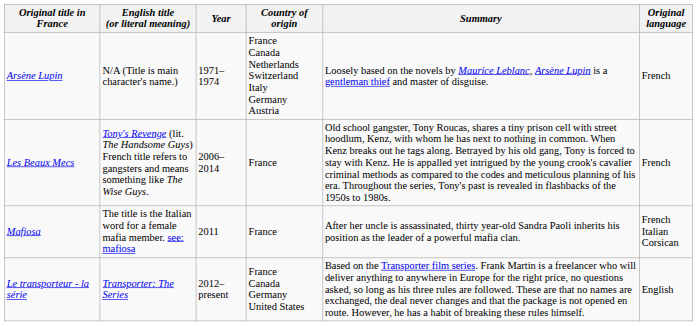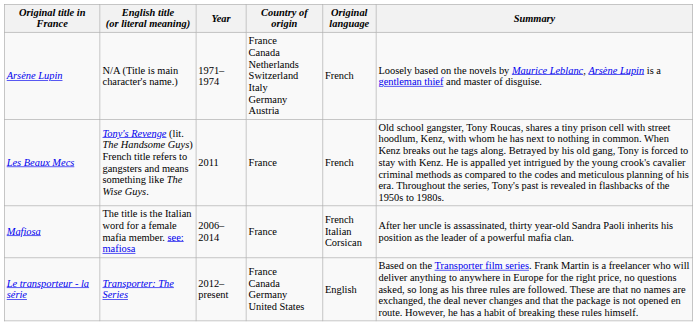columns swapped: (666, 18) <-> (481, 18)
(211, 162) 2006–2014 -> (209, 162) 2011
(209, 231) 2011 -> (211, 231) 2006–2014
